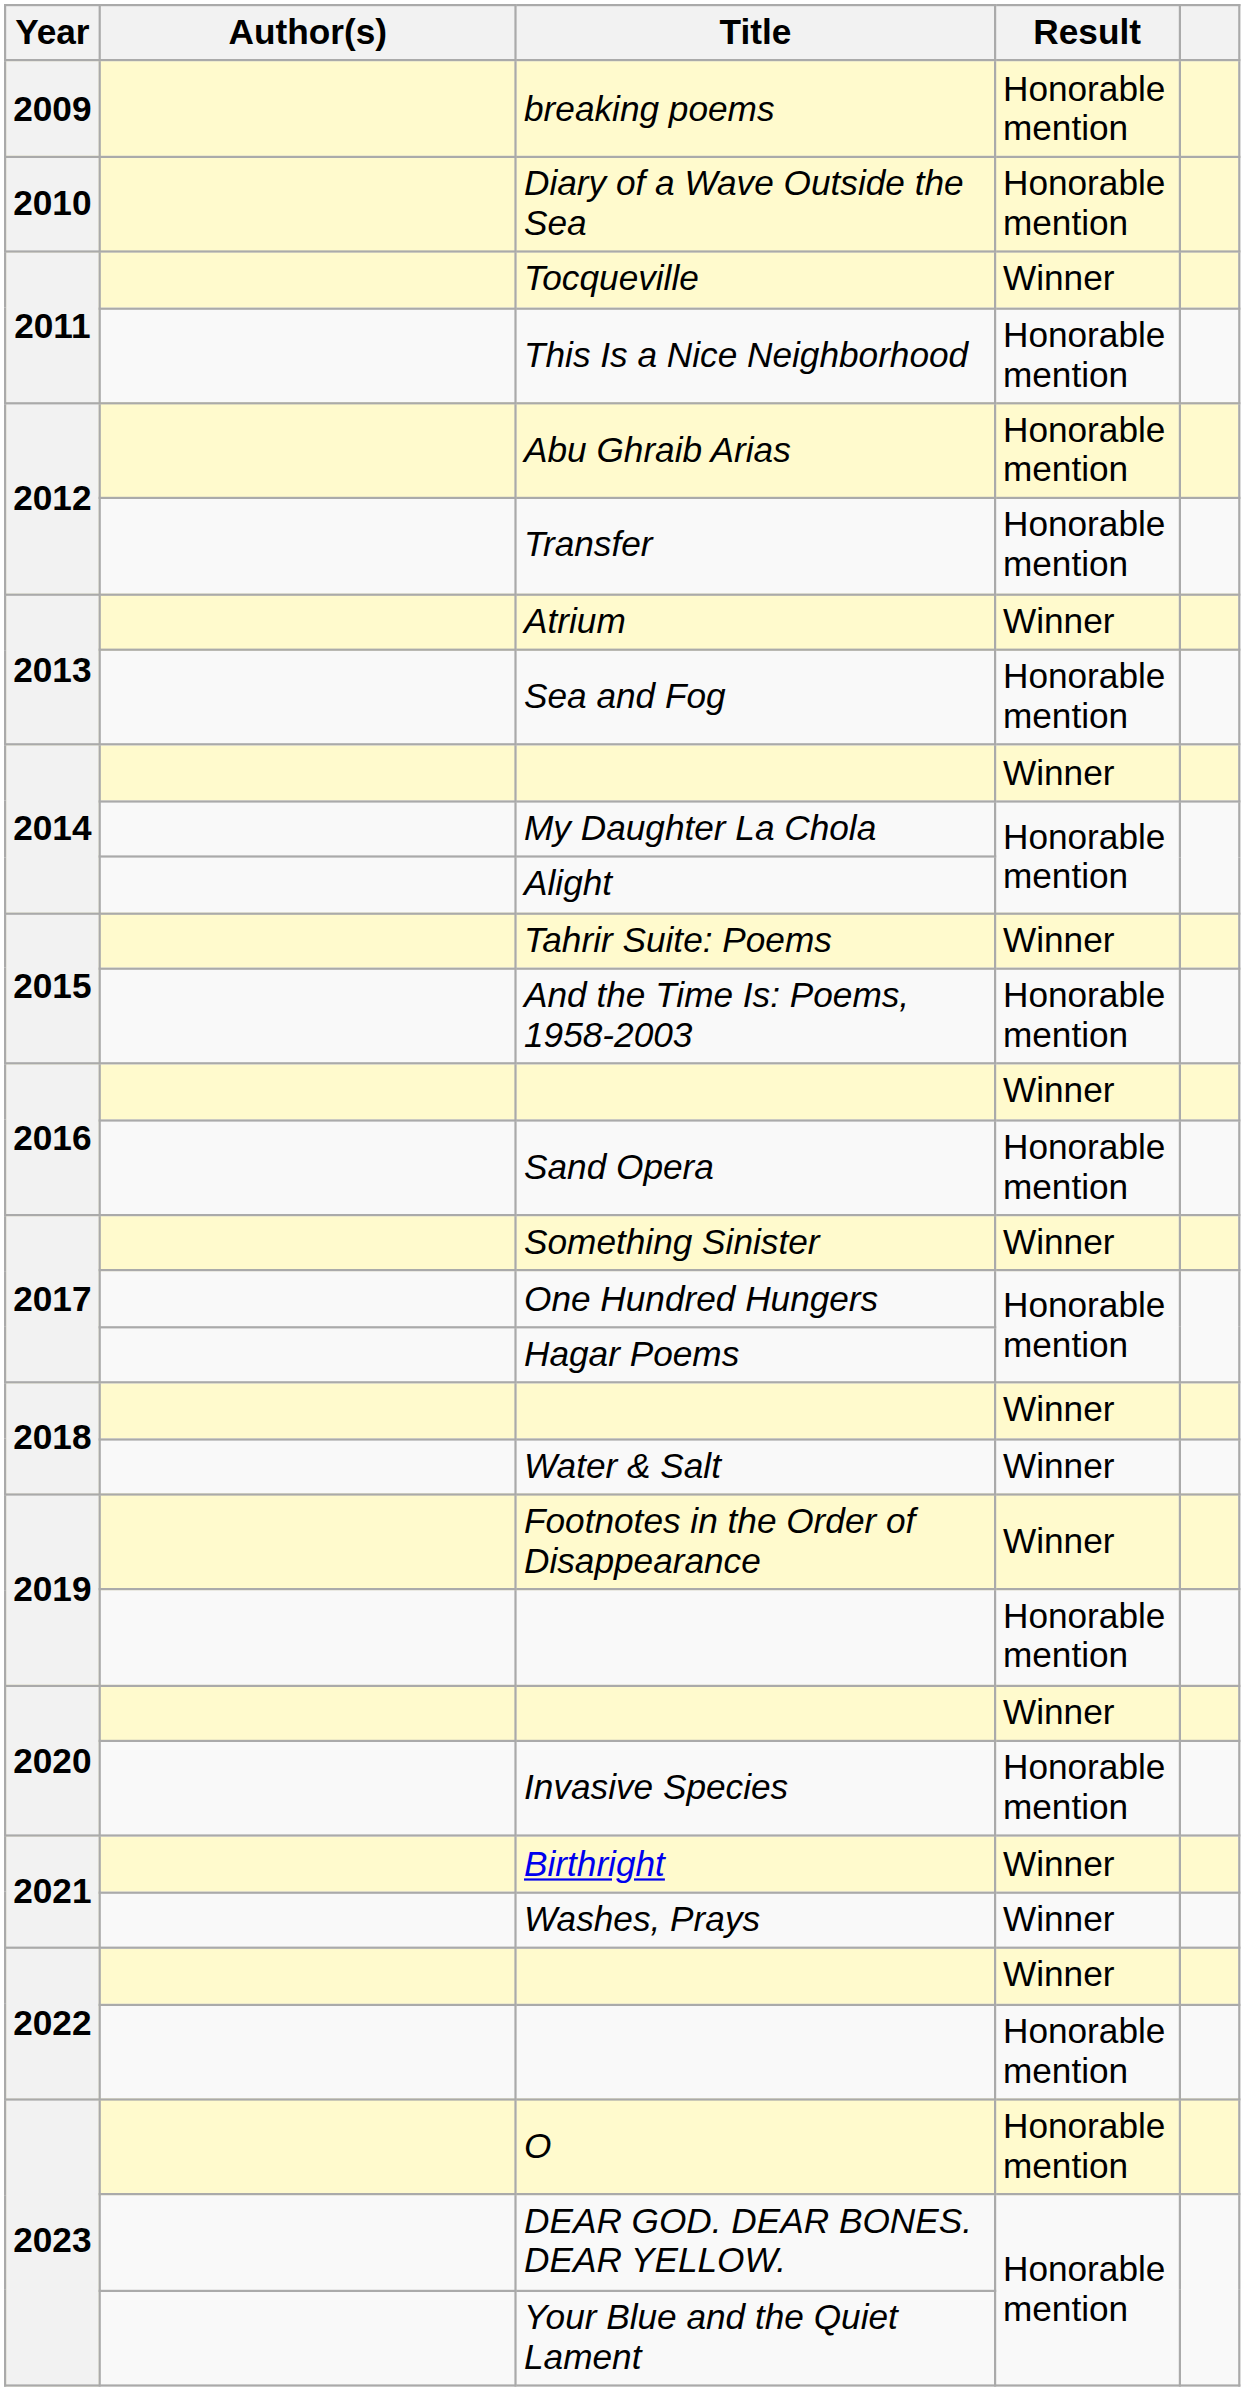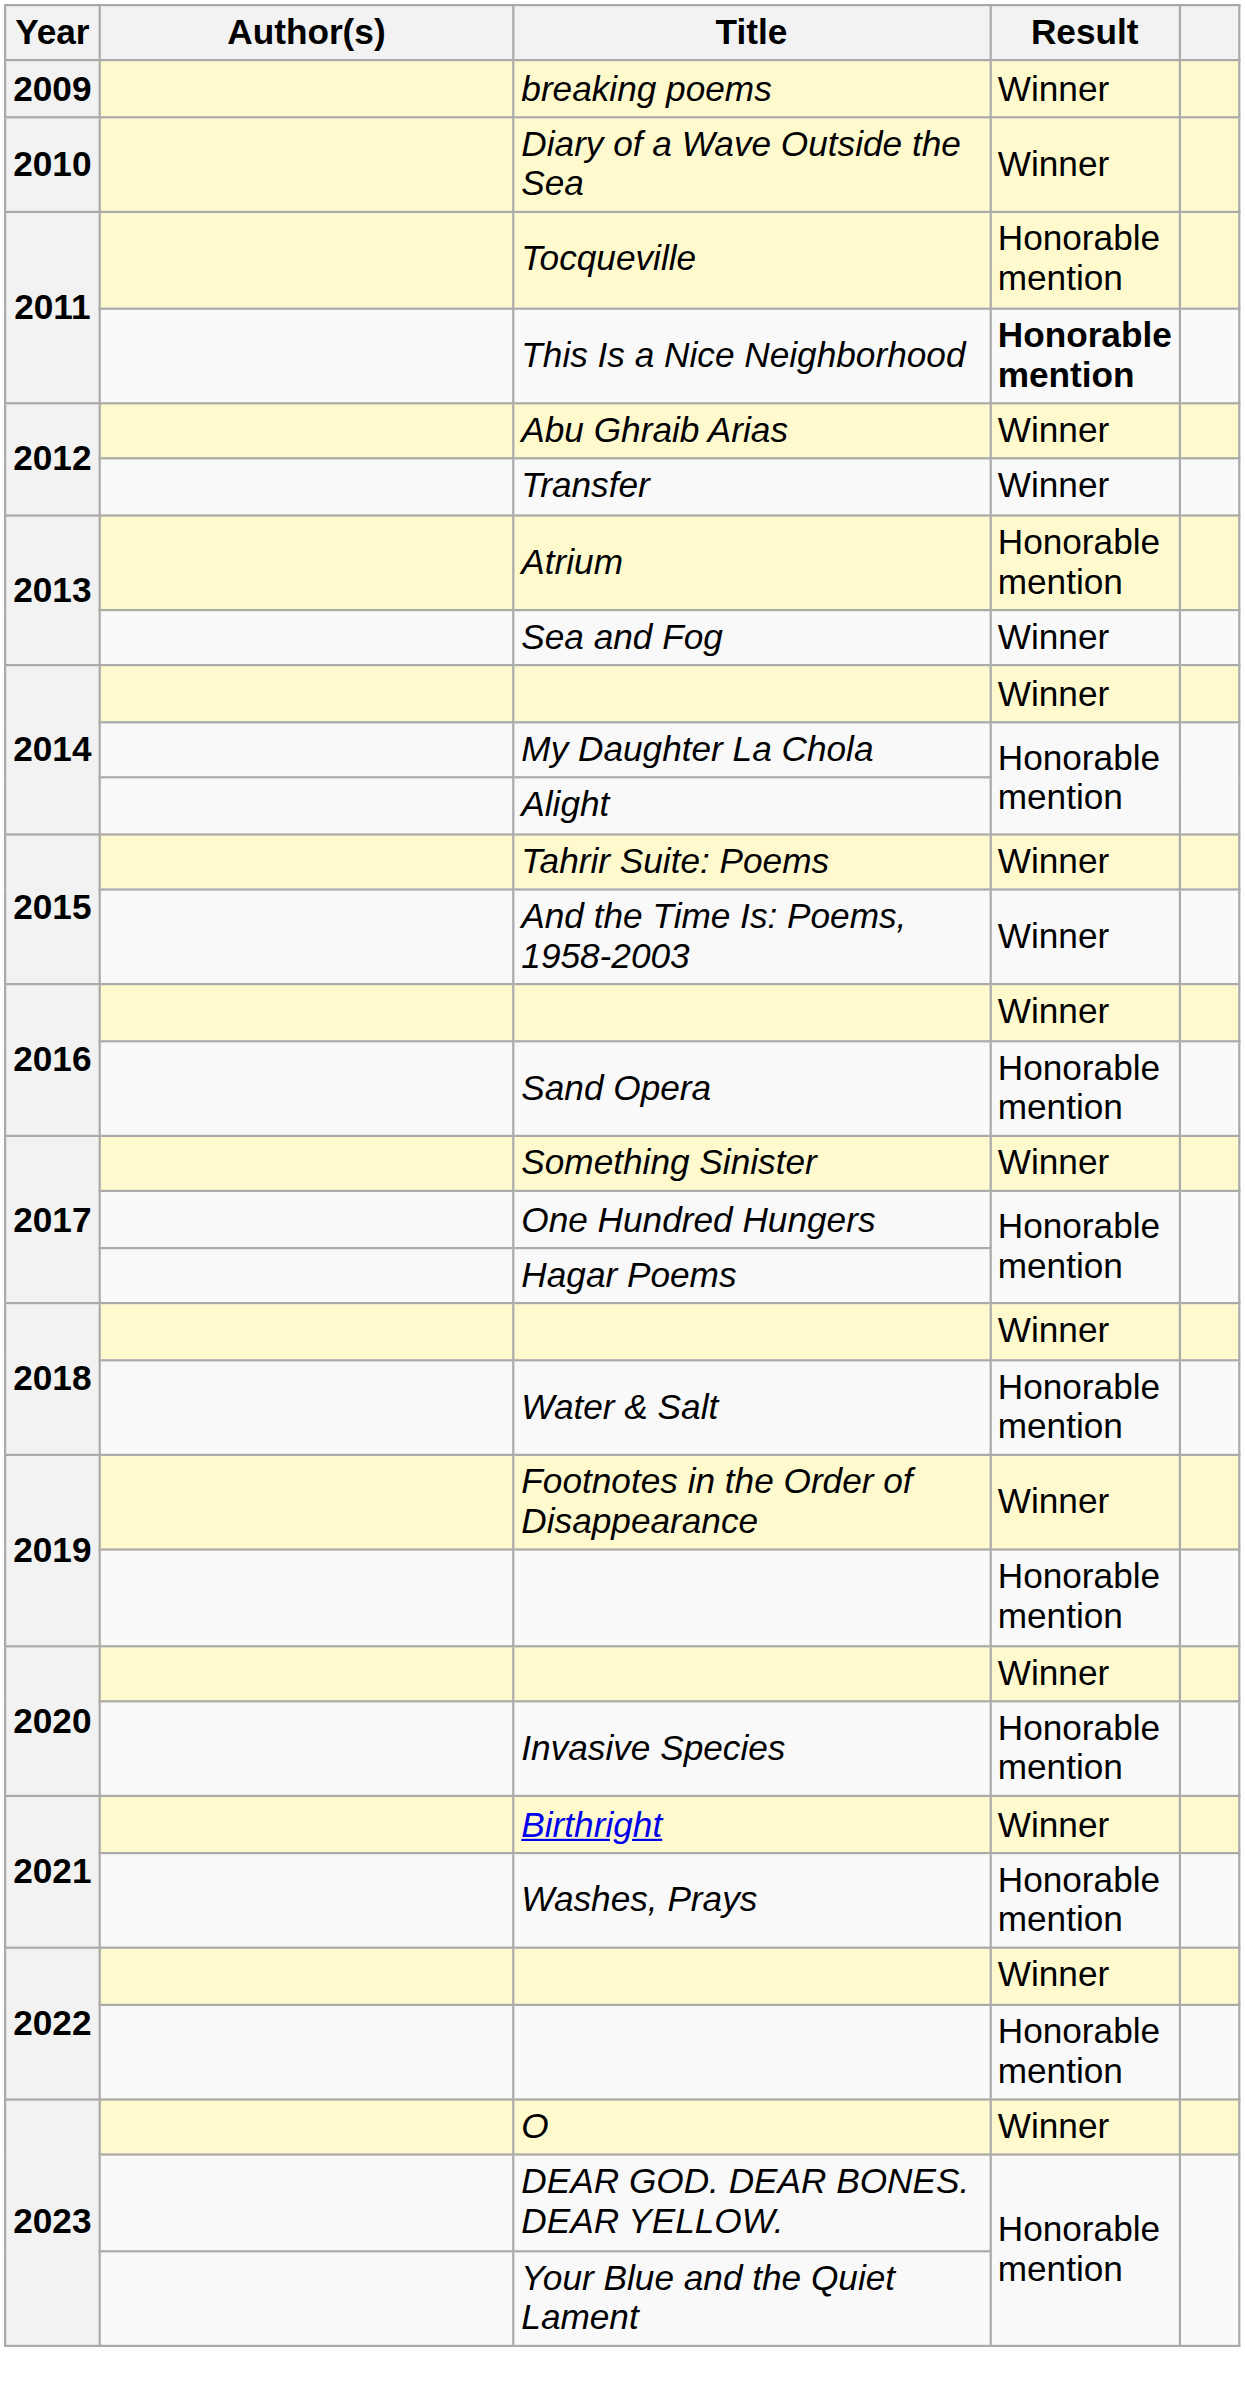(1084, 108) Honorable mention -> (1053, 88) Winner
(1084, 203) Honorable mention -> (1053, 163) Winner
(1059, 279) Winner -> (1079, 259) Honorable mention
(1084, 354) normal -> (1085, 354) bold
(1084, 450) Honorable mention -> (1053, 430) Winner
(1084, 545) Honorable mention -> (1053, 486) Winner
(1059, 621) Winner -> (1079, 561) Honorable mention
(1084, 696) Honorable mention -> (1053, 637) Winner
(1084, 1015) Honorable mention -> (1053, 936) Winner
(1059, 1465) Winner -> (1079, 1406) Honorable mention
(1059, 1919) Winner -> (1079, 1899) Honorable mention
(1084, 2146) Honorable mention -> (1053, 2126) Winner
